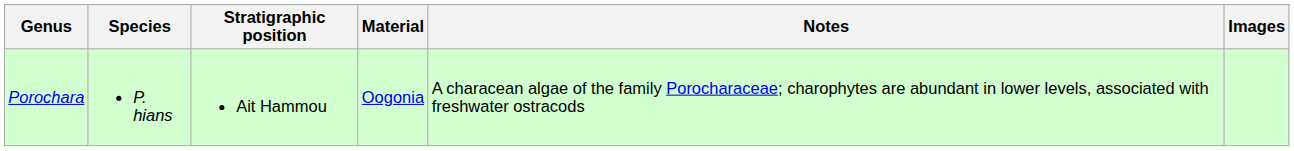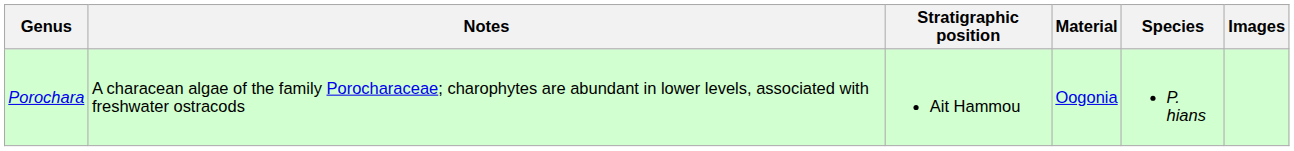columns swapped: (140, 26) <-> (826, 26)
